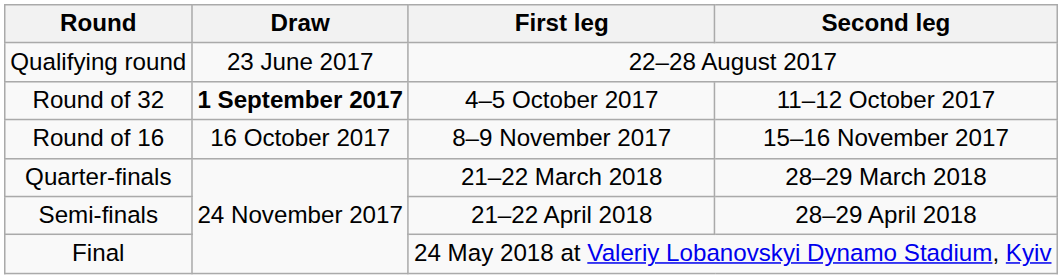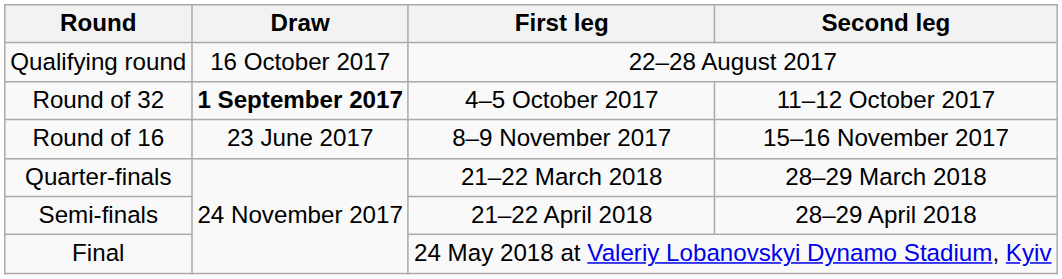(300, 61) 23 June 2017 -> (300, 61) 16 October 2017
(300, 138) 16 October 2017 -> (300, 138) 23 June 2017
